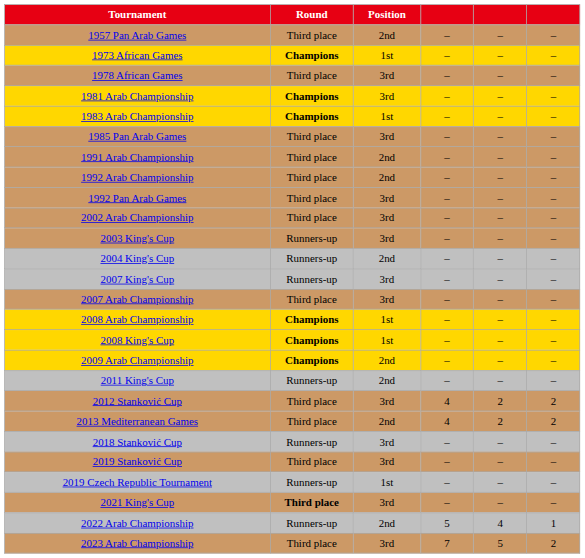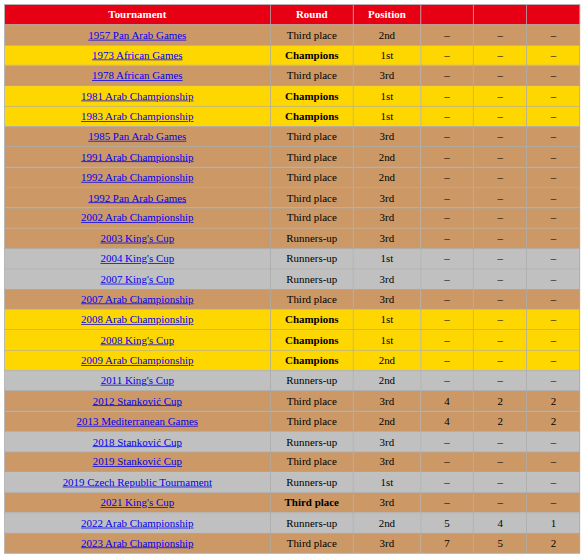(387, 96) 3rd -> (387, 96) 1st
(387, 259) 2nd -> (387, 259) 1st
